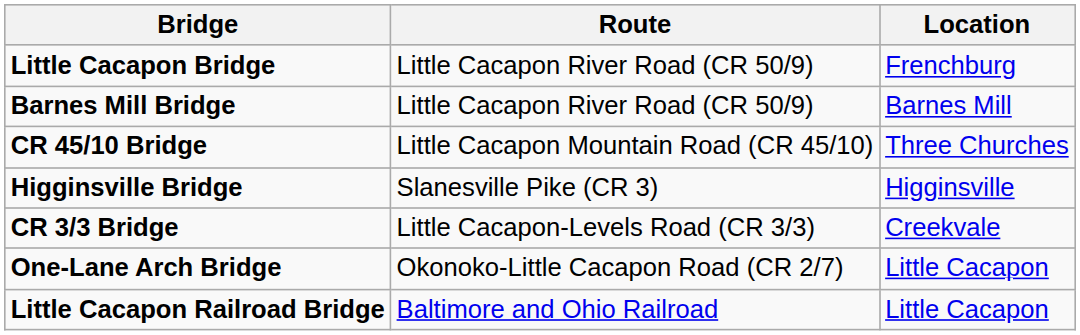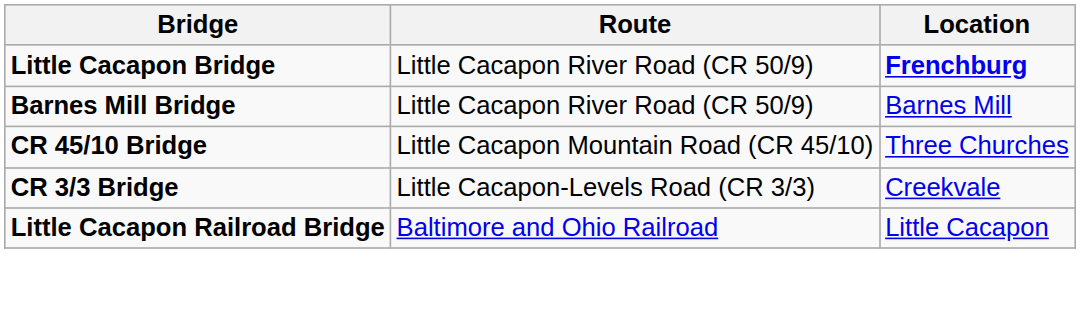(951, 65) normal -> (956, 65) bold
- row: (127, 187)
- row: (146, 268)
